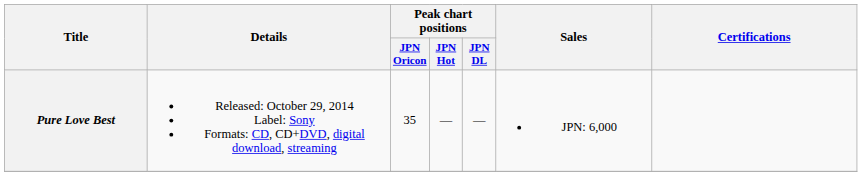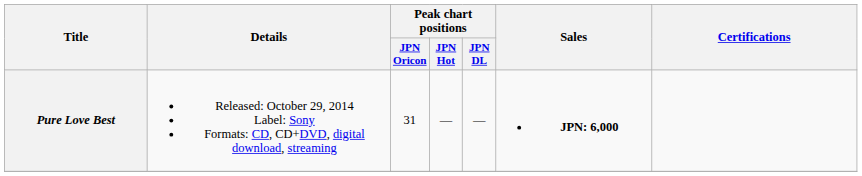(410, 120) 35 -> (410, 120) 31
(574, 127) normal -> (574, 127) bold
